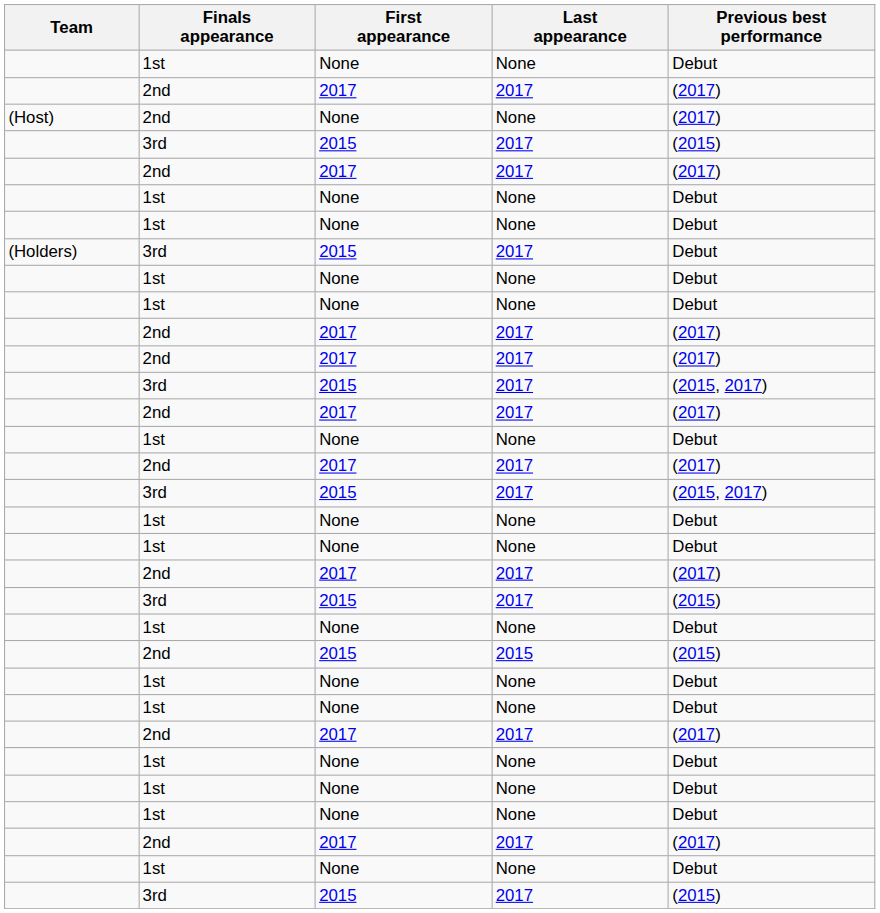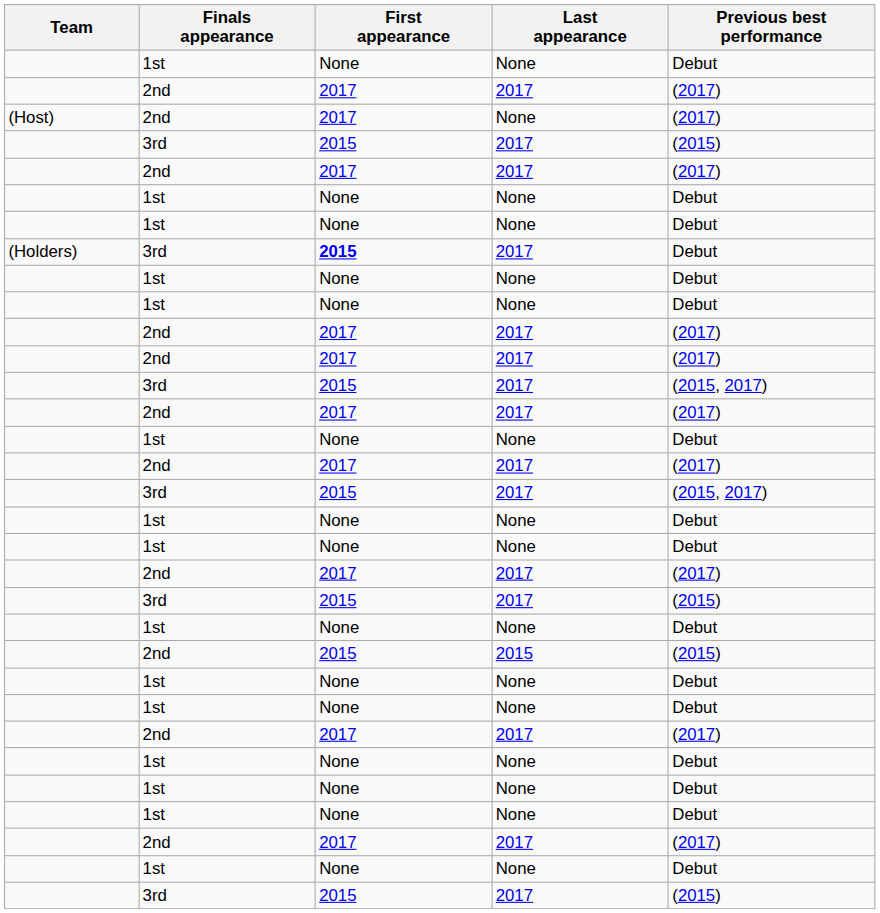(339, 117) None -> (338, 117) 2017
(338, 251) normal -> (338, 251) bold
